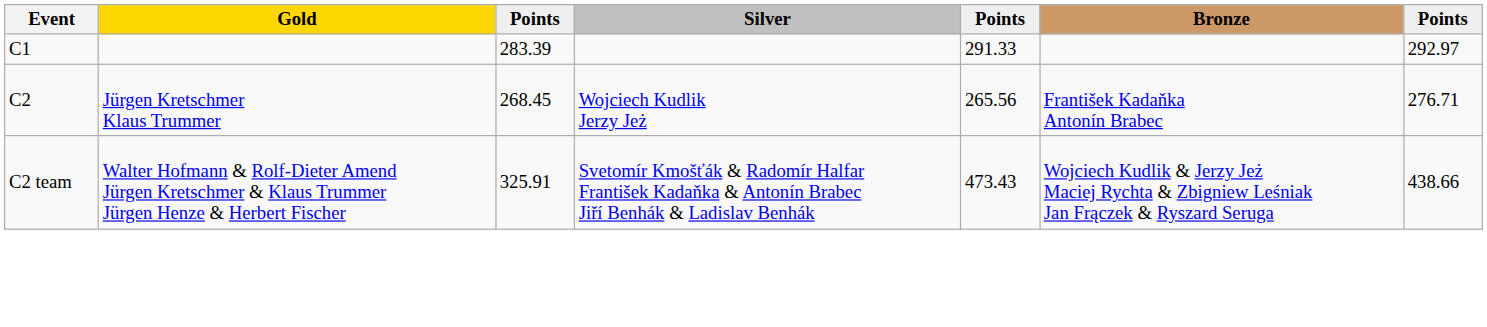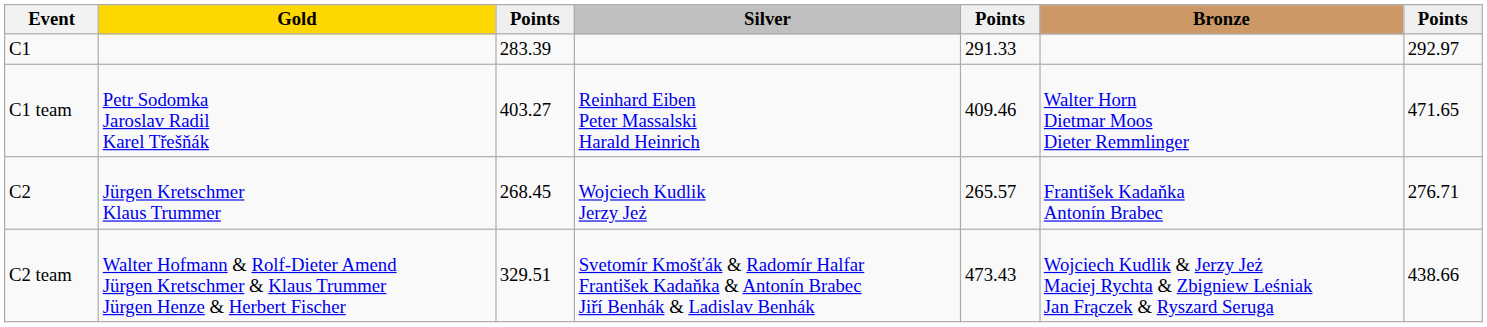+ row: (40, 110)
(991, 99) 265.56 -> (991, 192) 265.57
(525, 182) 325.91 -> (525, 274) 329.51
